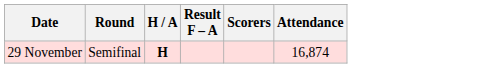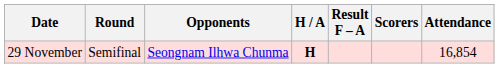+ column: (218, 22)
(310, 52) 16,874 -> (458, 52) 16,854
